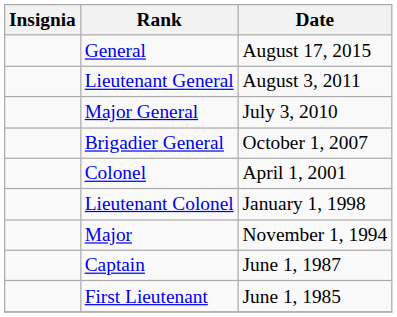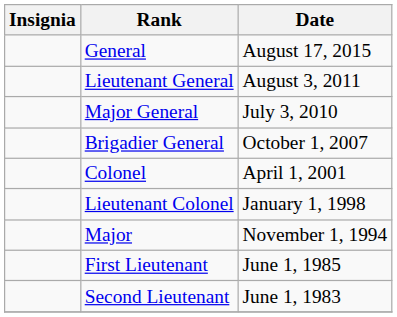- row: (115, 265)
+ row: (157, 296)
